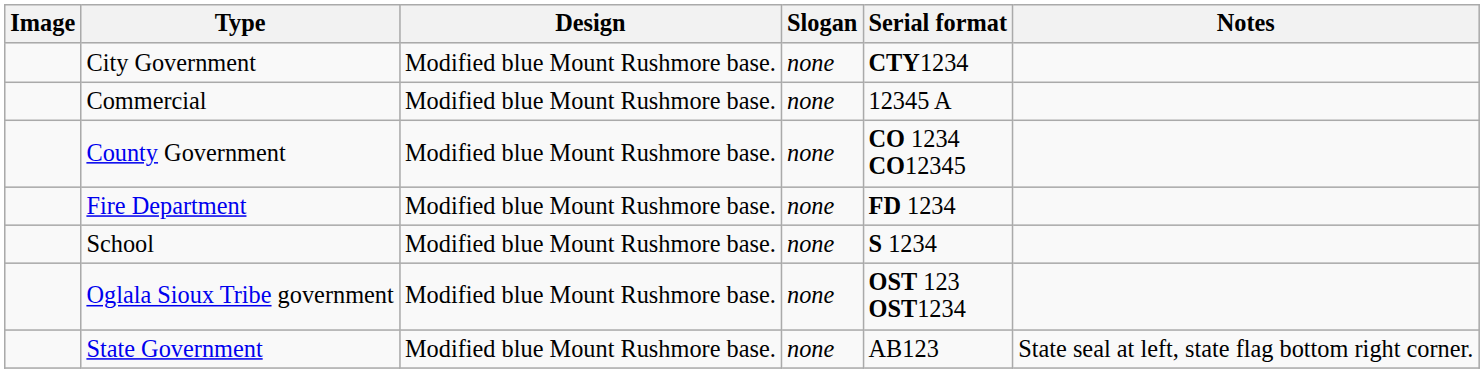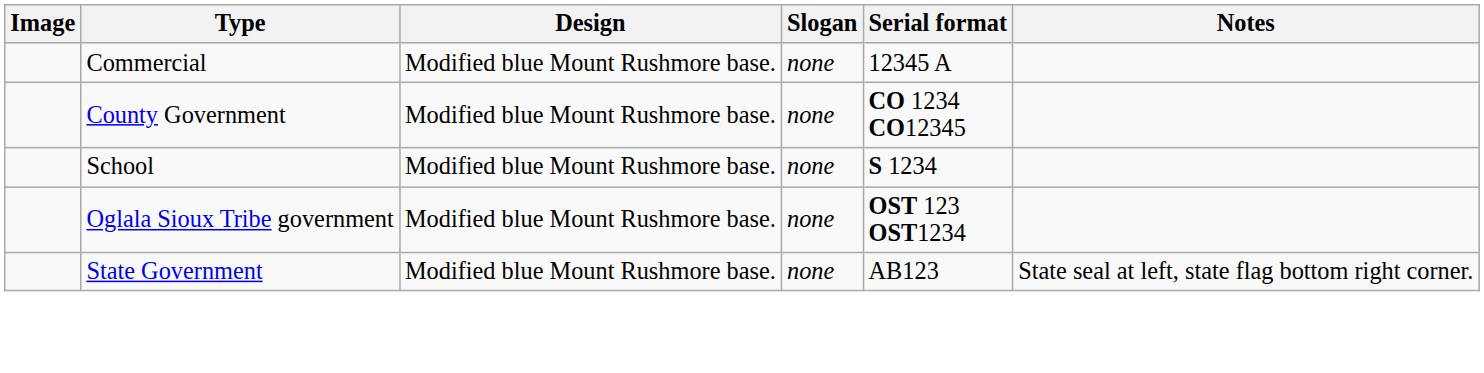- row: (171, 62)
- row: (166, 205)
